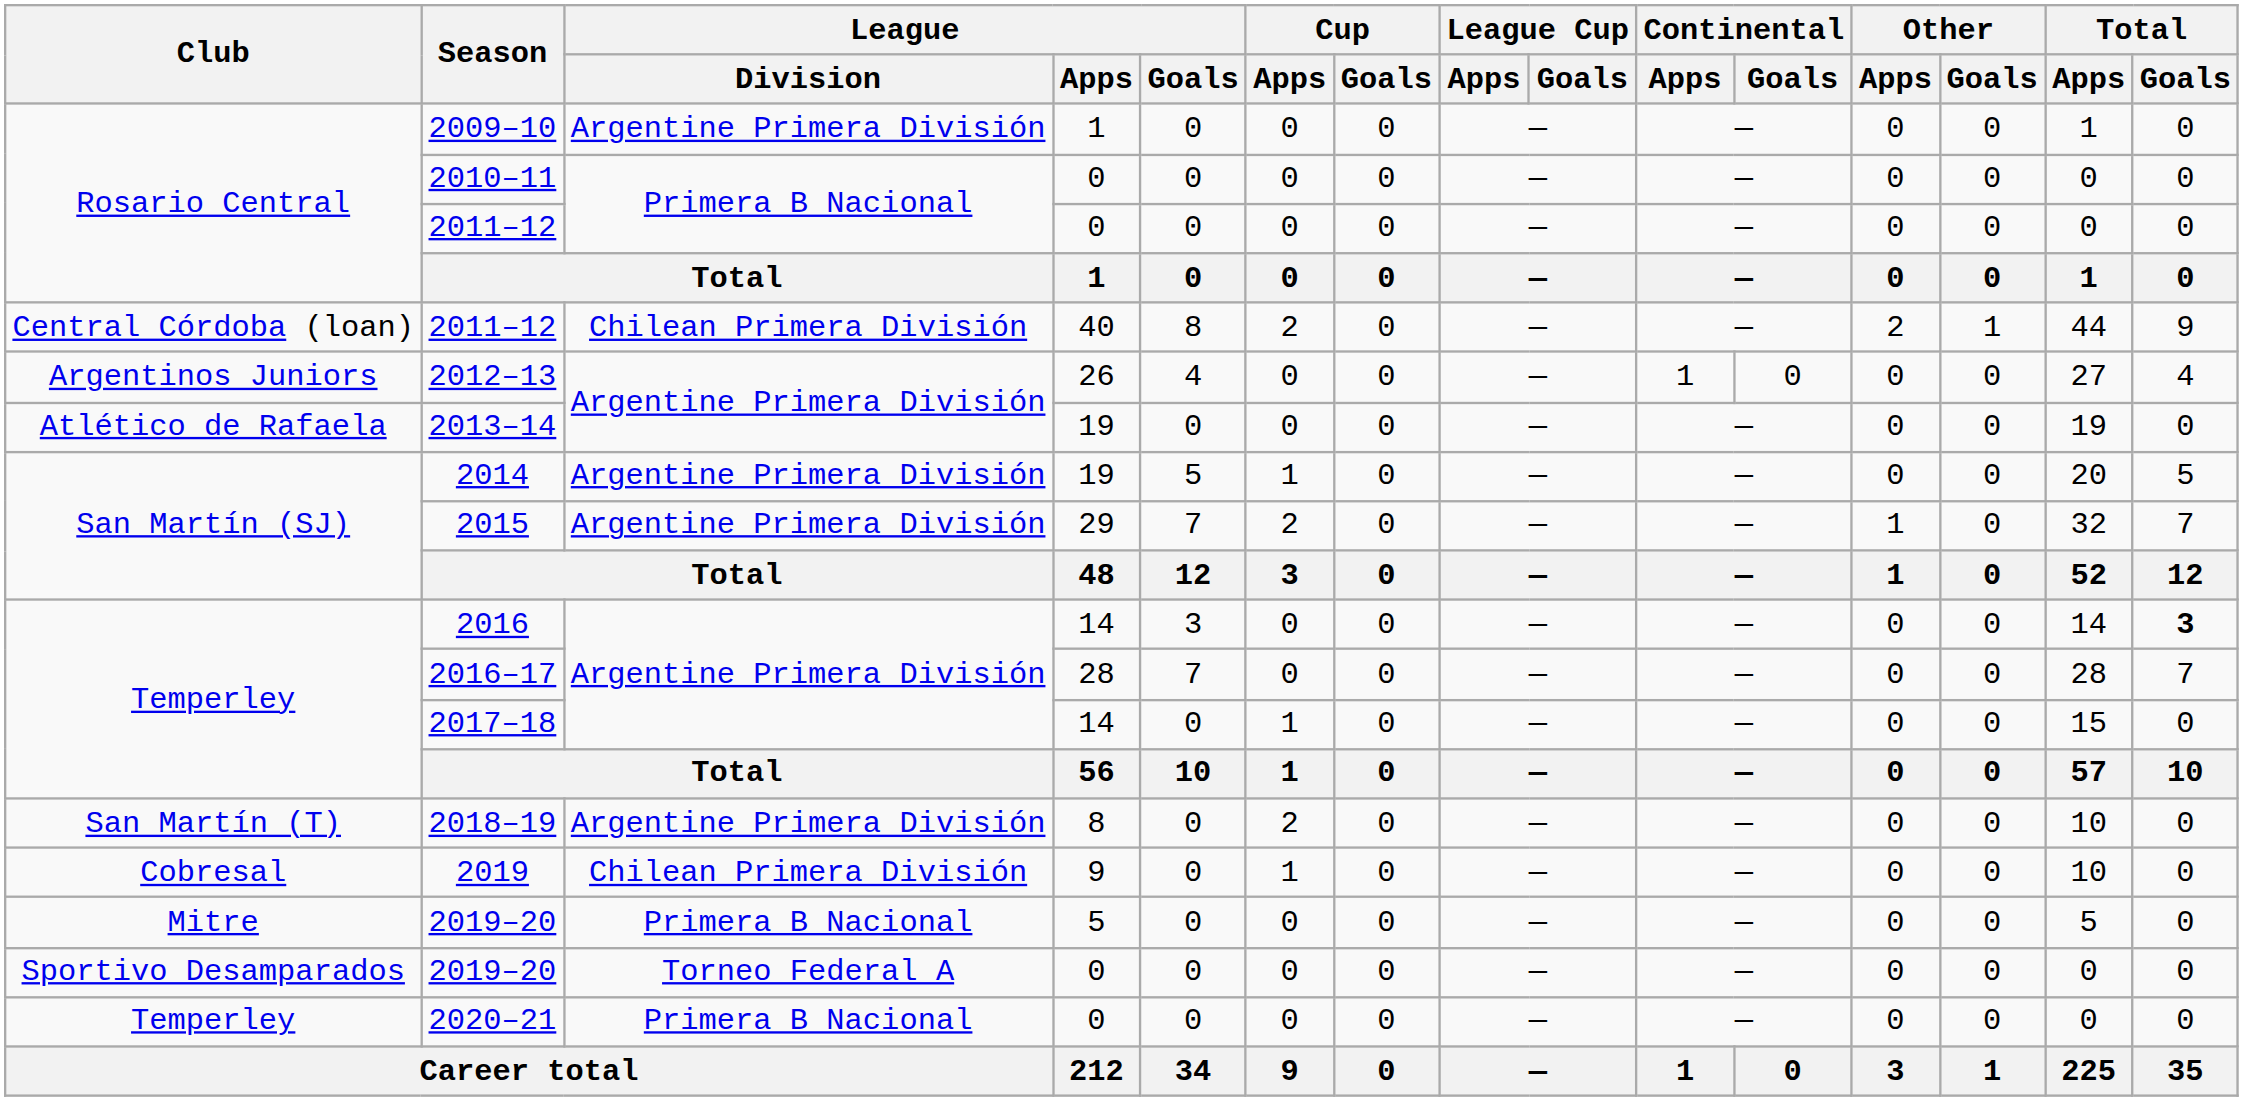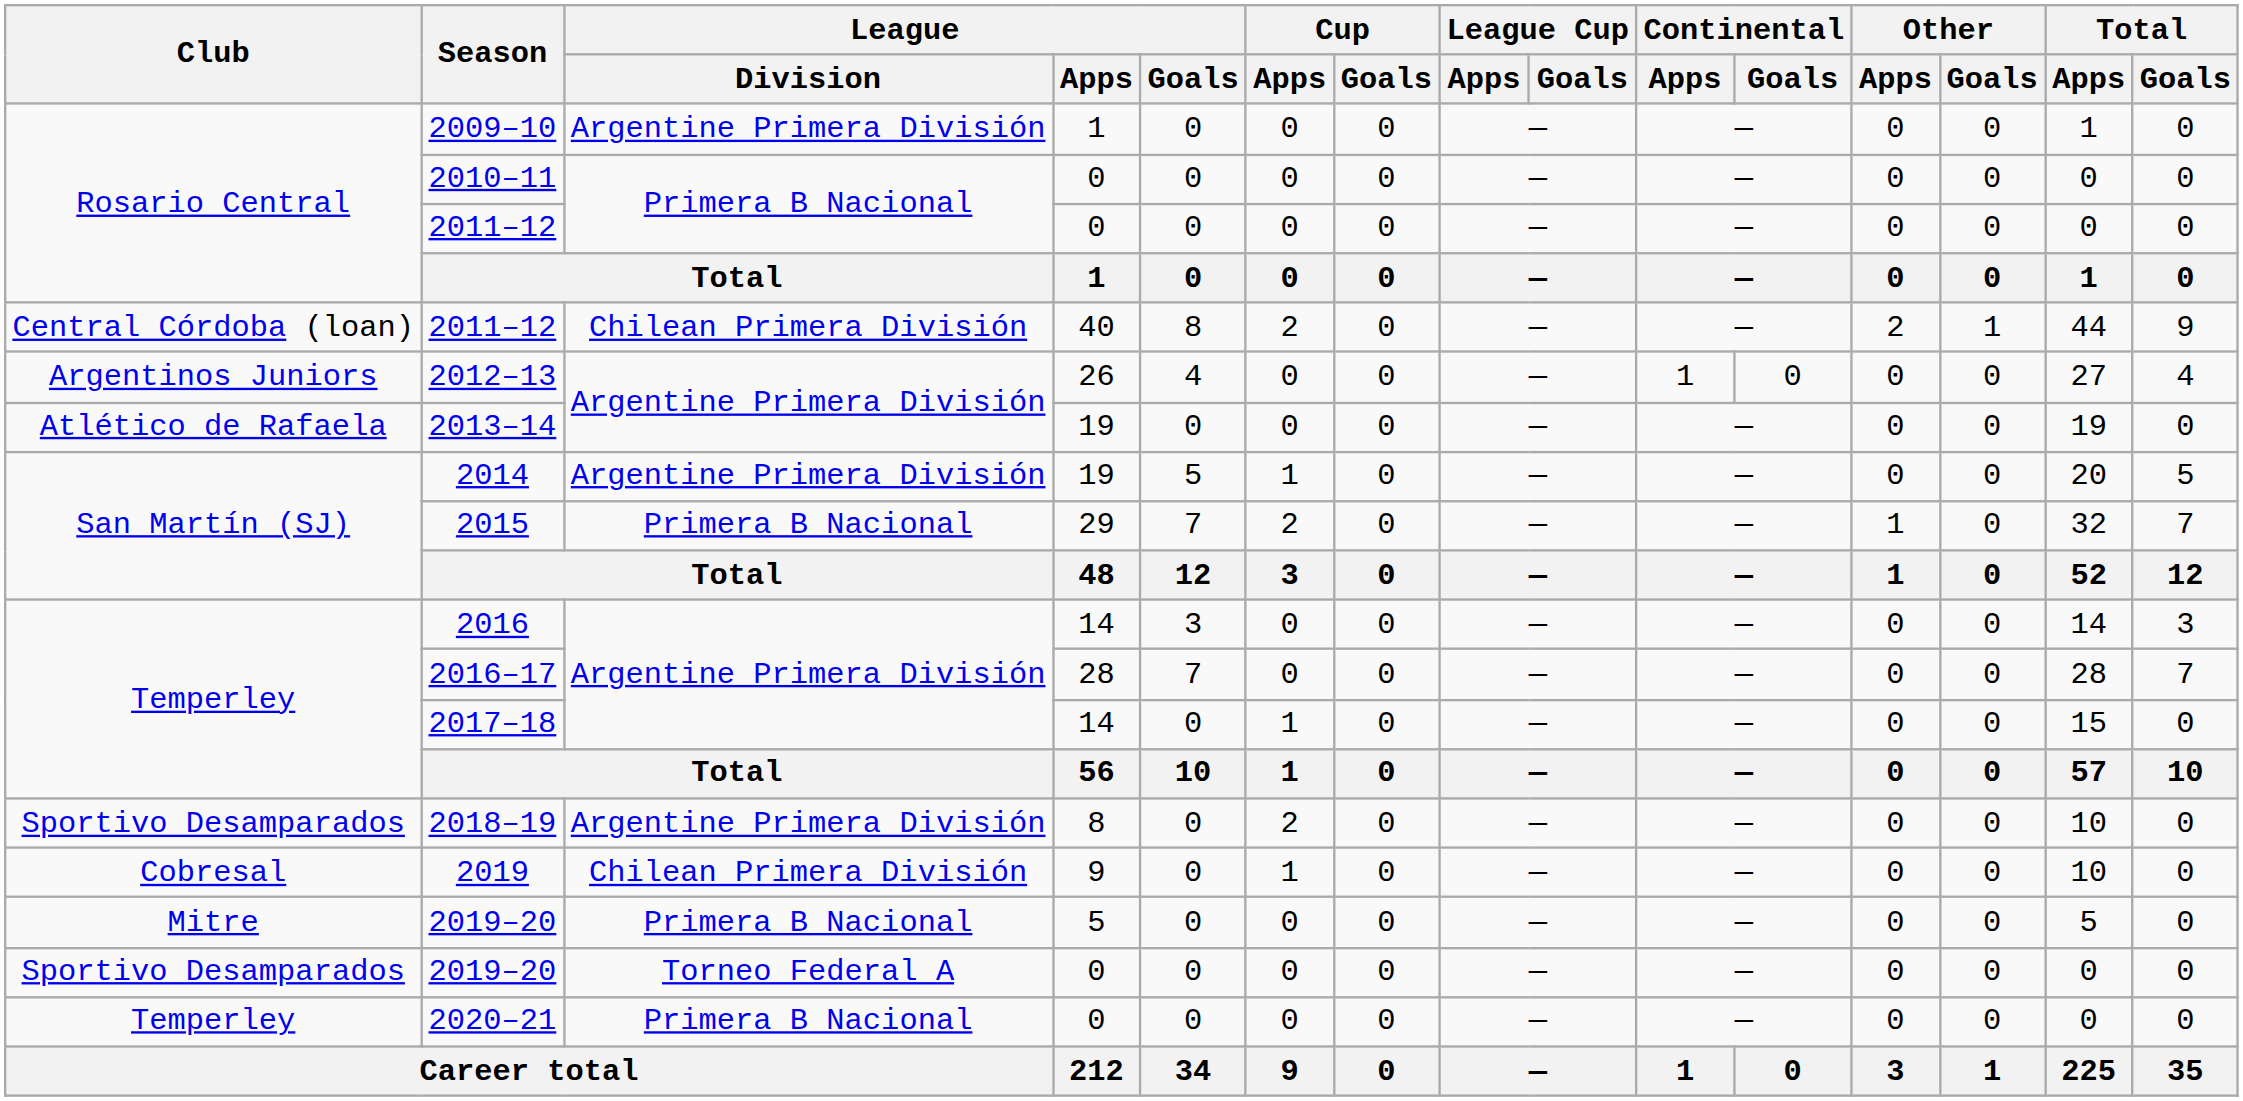(808, 526) Argentine Primera División -> (808, 526) Primera B Nacional
(2185, 625) bold -> (2185, 625) normal
(213, 823) San Martín (T) -> (213, 823) Sportivo Desamparados
